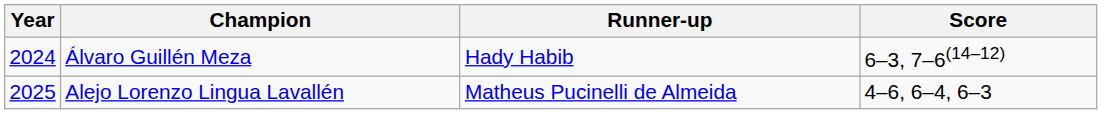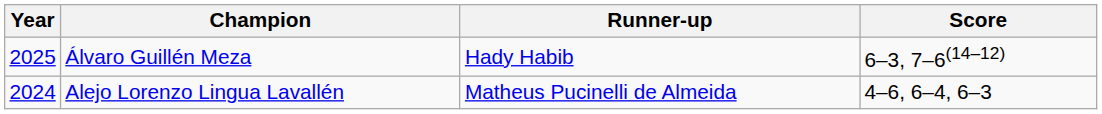(33, 56) 2024 -> (33, 56) 2025
(33, 92) 2025 -> (33, 92) 2024
